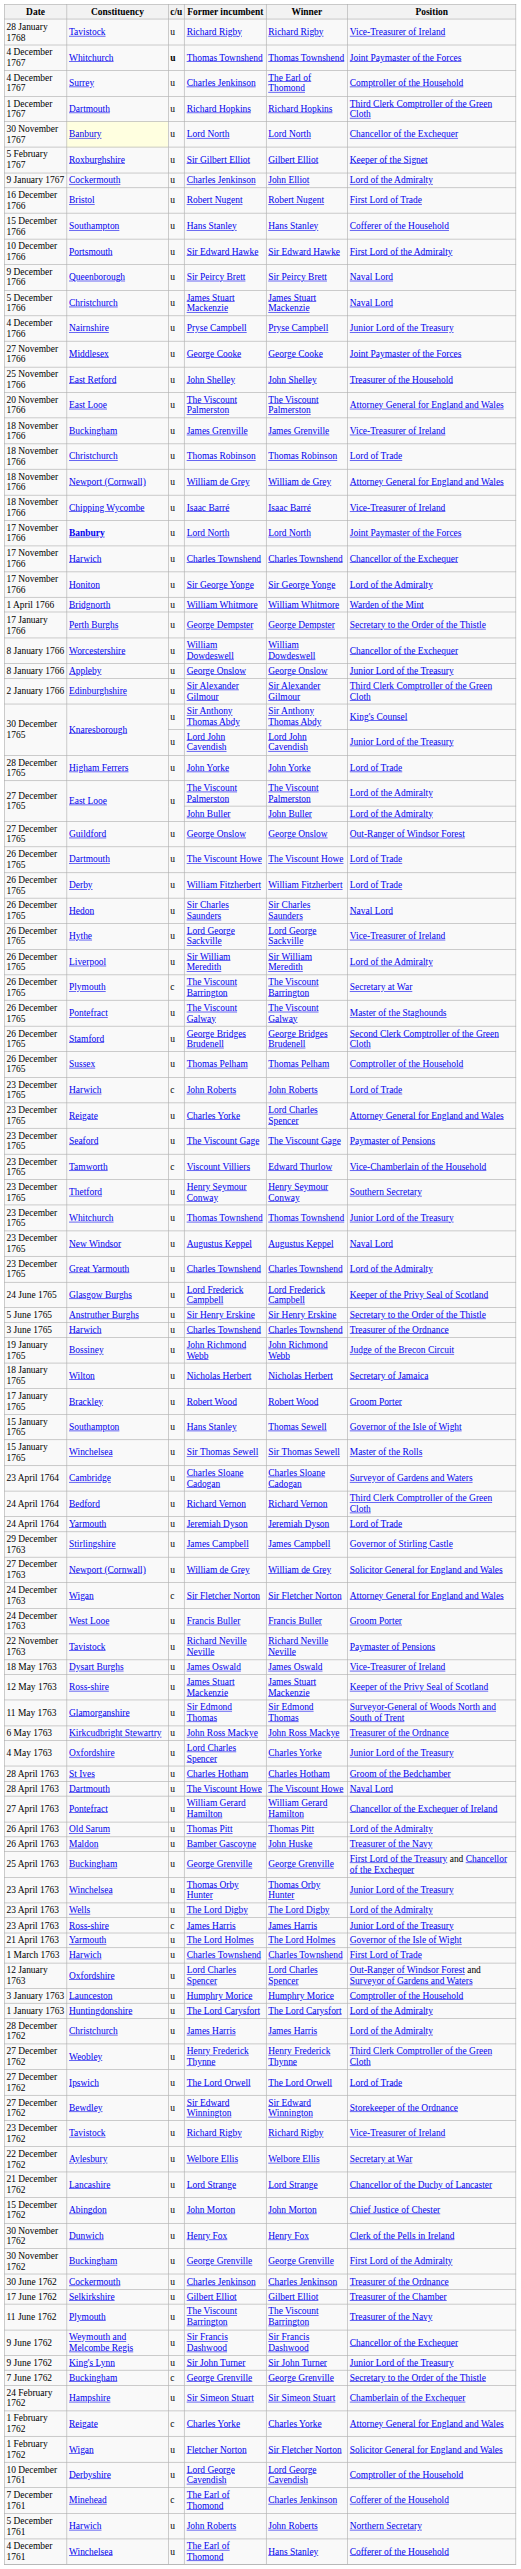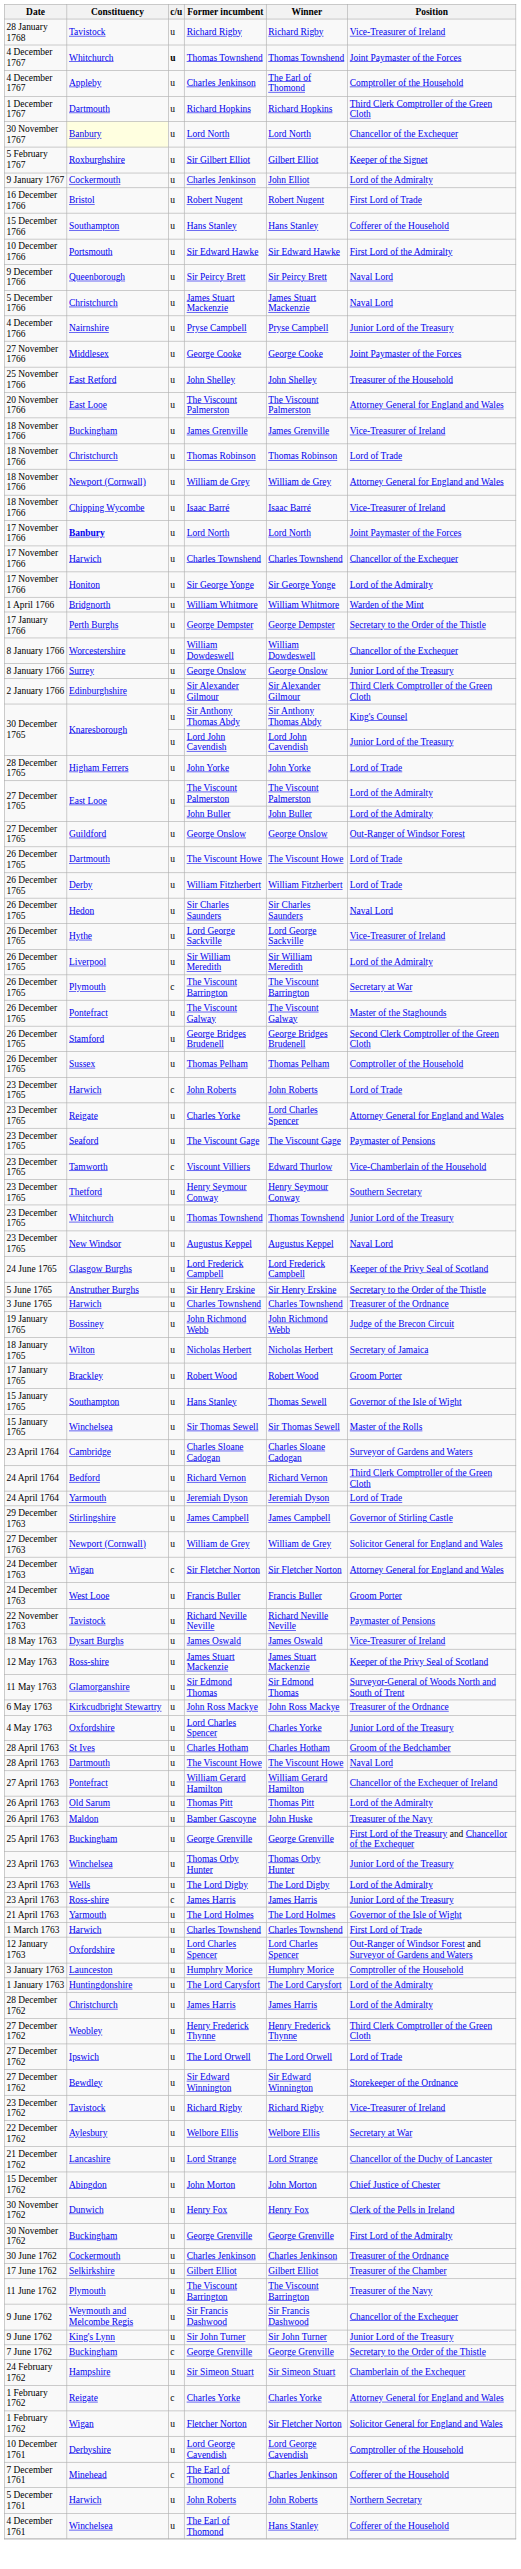(82, 83) Surrey -> (85, 83) Appleby
(85, 671) Appleby -> (82, 671) Surrey
- row: (32, 1269)
